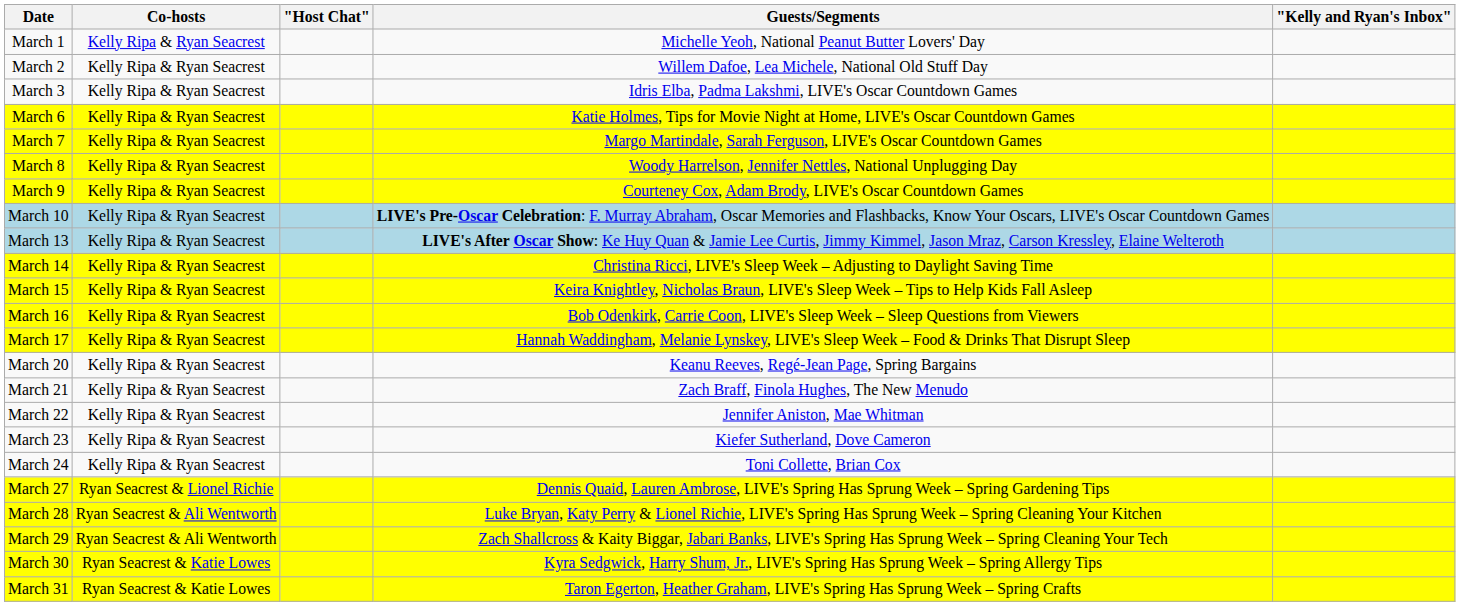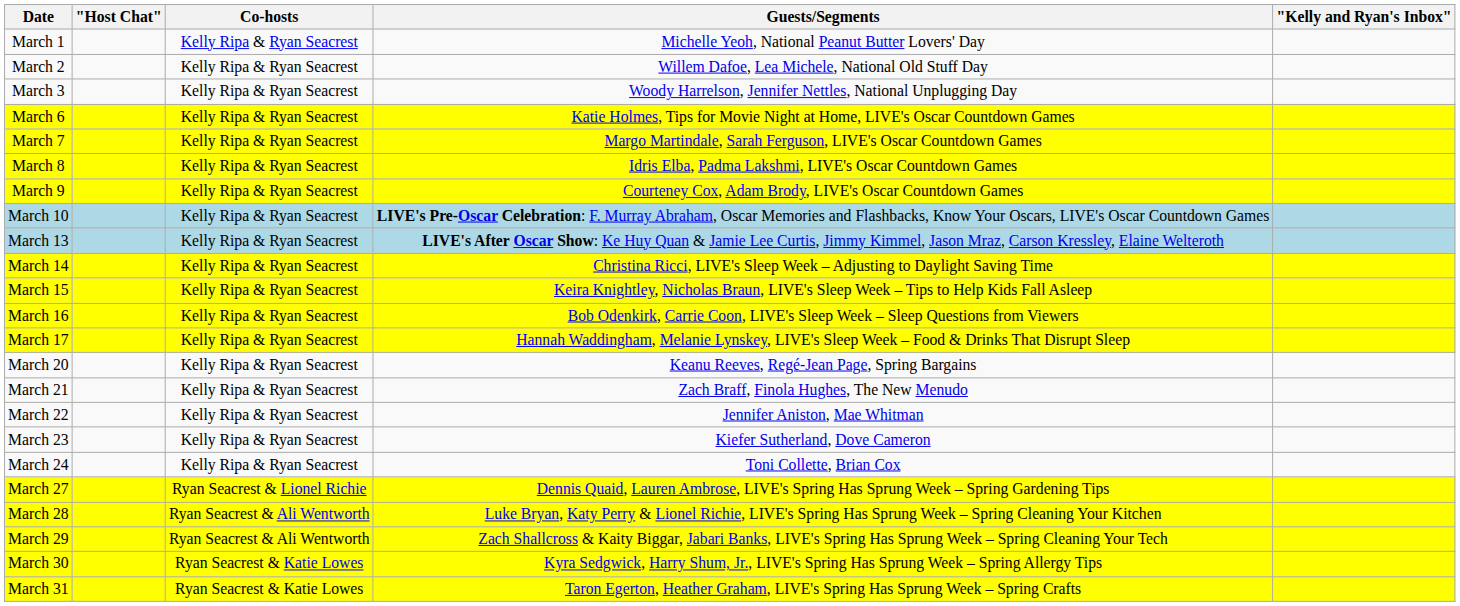columns swapped: (176, 16) <-> (327, 16)
(823, 91) Idris Elba, Padma Lakshmi, LIVE's Oscar Countdown Games -> (823, 91) Woody Harrelson, Jennifer Nettles, National Unplugging Day
(823, 166) Woody Harrelson, Jennifer Nettles, National Unplugging Day -> (823, 166) Idris Elba, Padma Lakshmi, LIVE's Oscar Countdown Games
